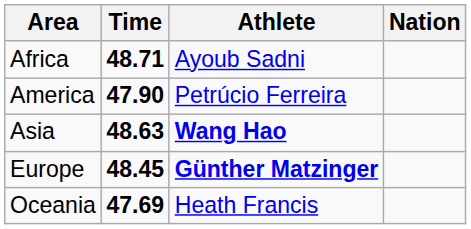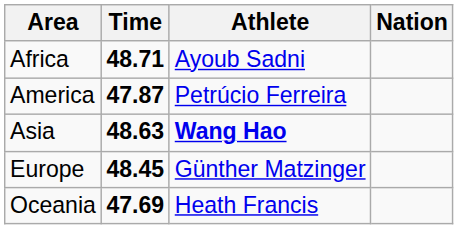(135, 95) 47.90 -> (135, 95) 47.87
(277, 168) bold -> (270, 168) normal
